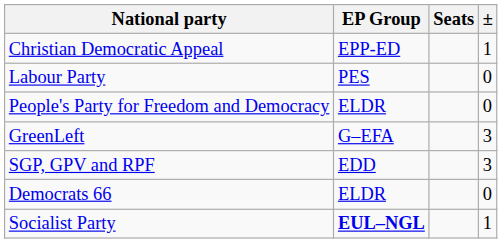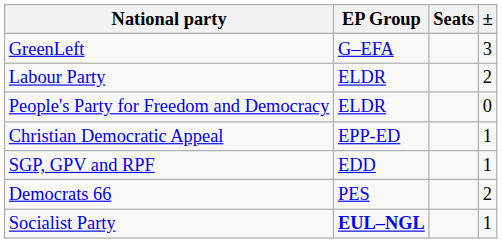rows swapped: (116, 48) <-> (47, 135)
(354, 77) PES -> (362, 77) ELDR
(487, 77) 0 -> (487, 77) 2
(487, 164) 3 -> (487, 164) 1
(362, 194) ELDR -> (354, 194) PES
(487, 194) 0 -> (487, 194) 2
